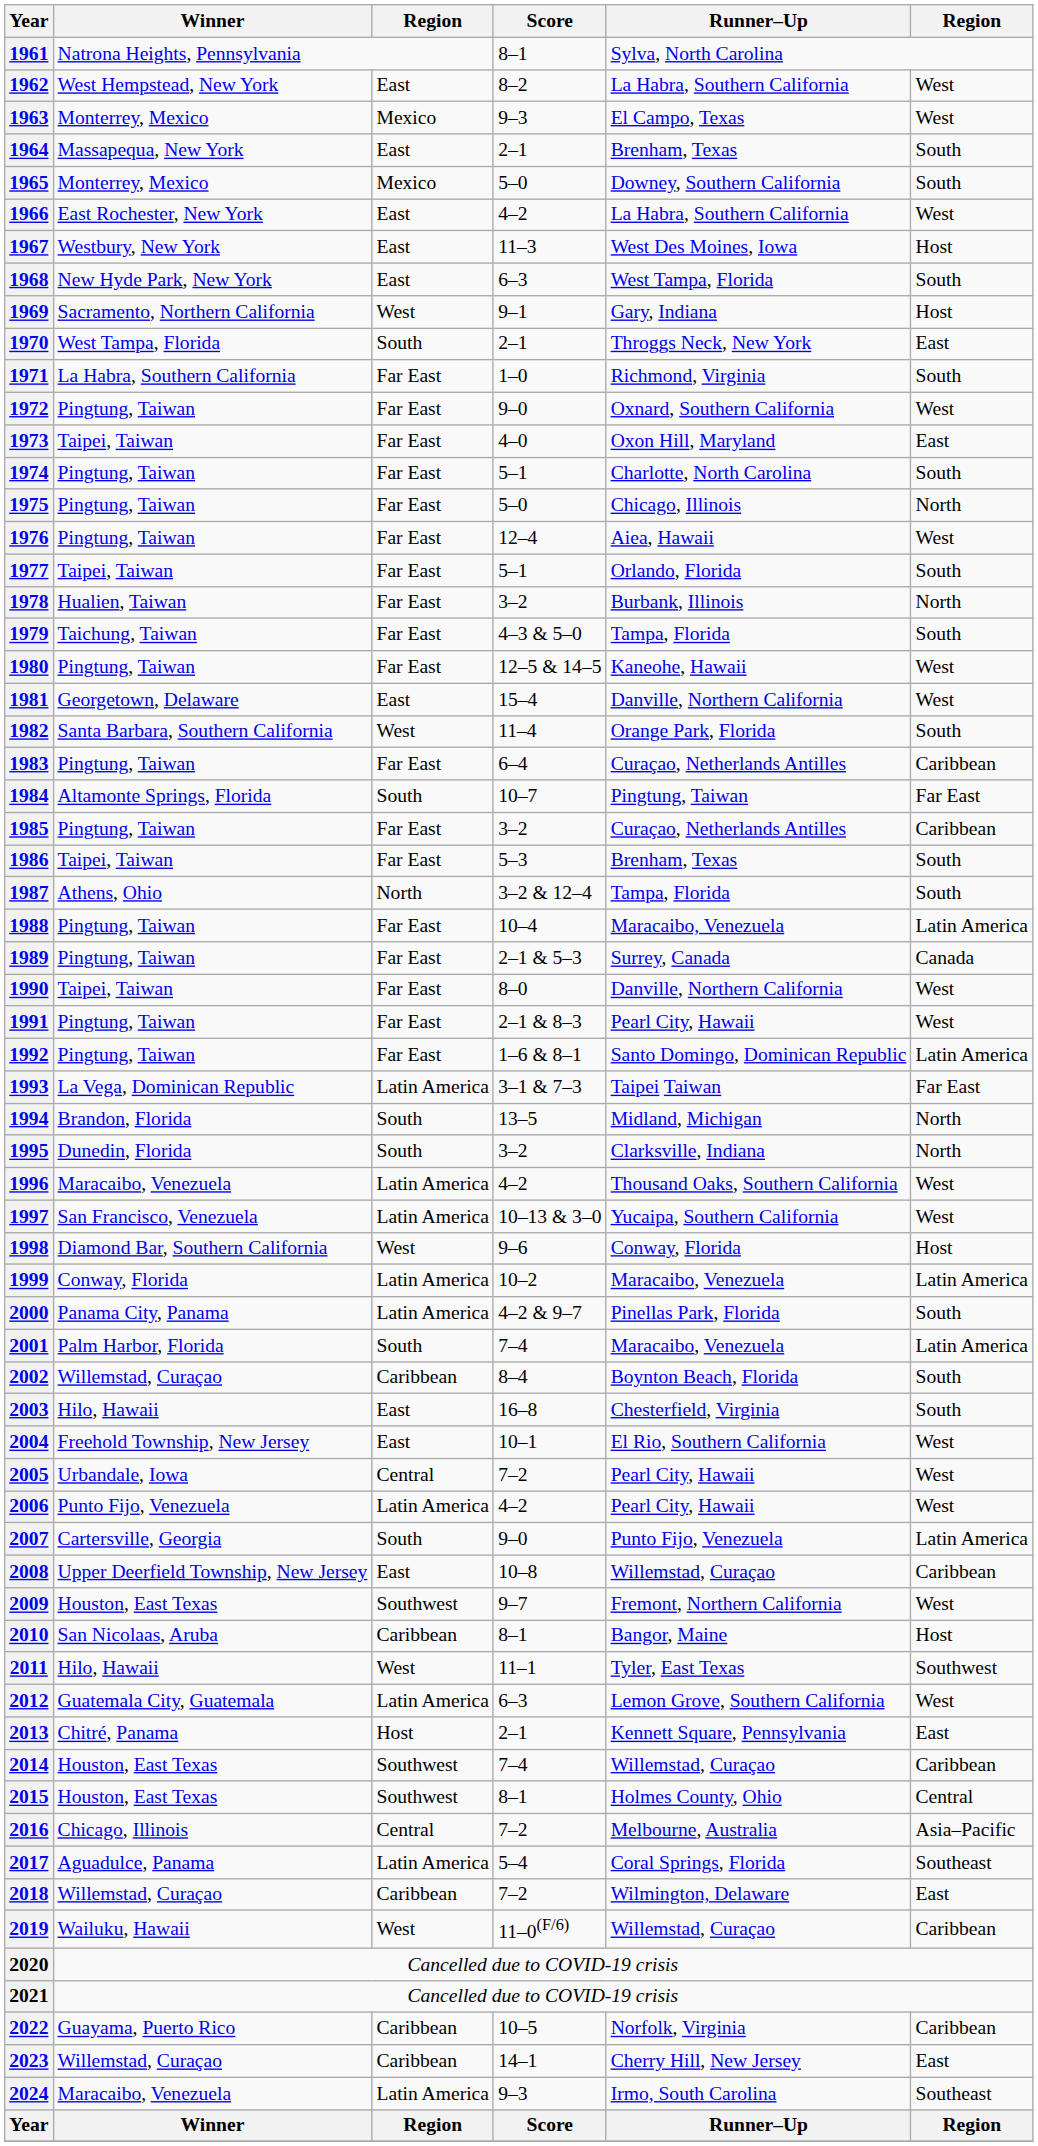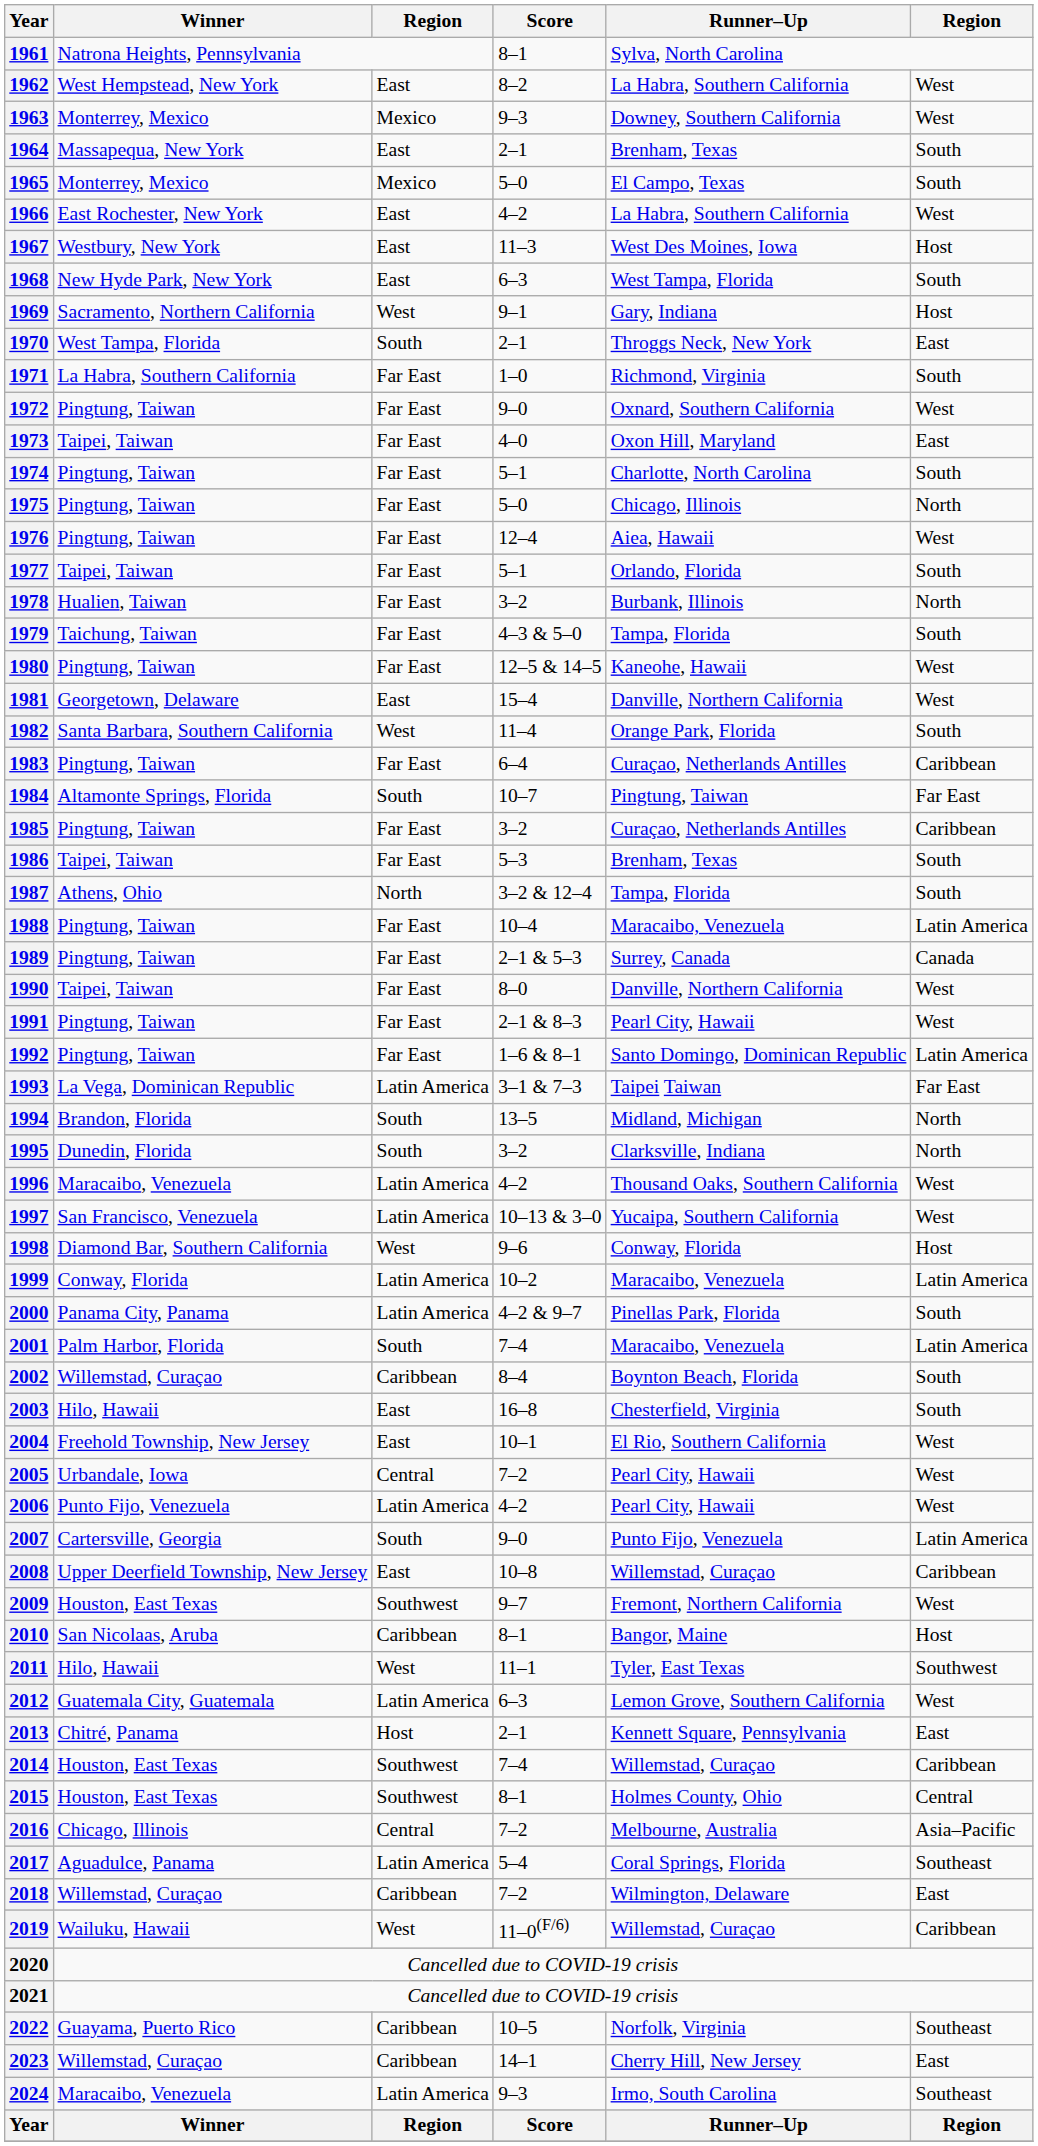(677, 117) El Campo, Texas -> (726, 117) Downey, Southern California
(726, 182) Downey, Southern California -> (677, 182) El Campo, Texas
(956, 2028) Caribbean -> (954, 2028) Southeast
